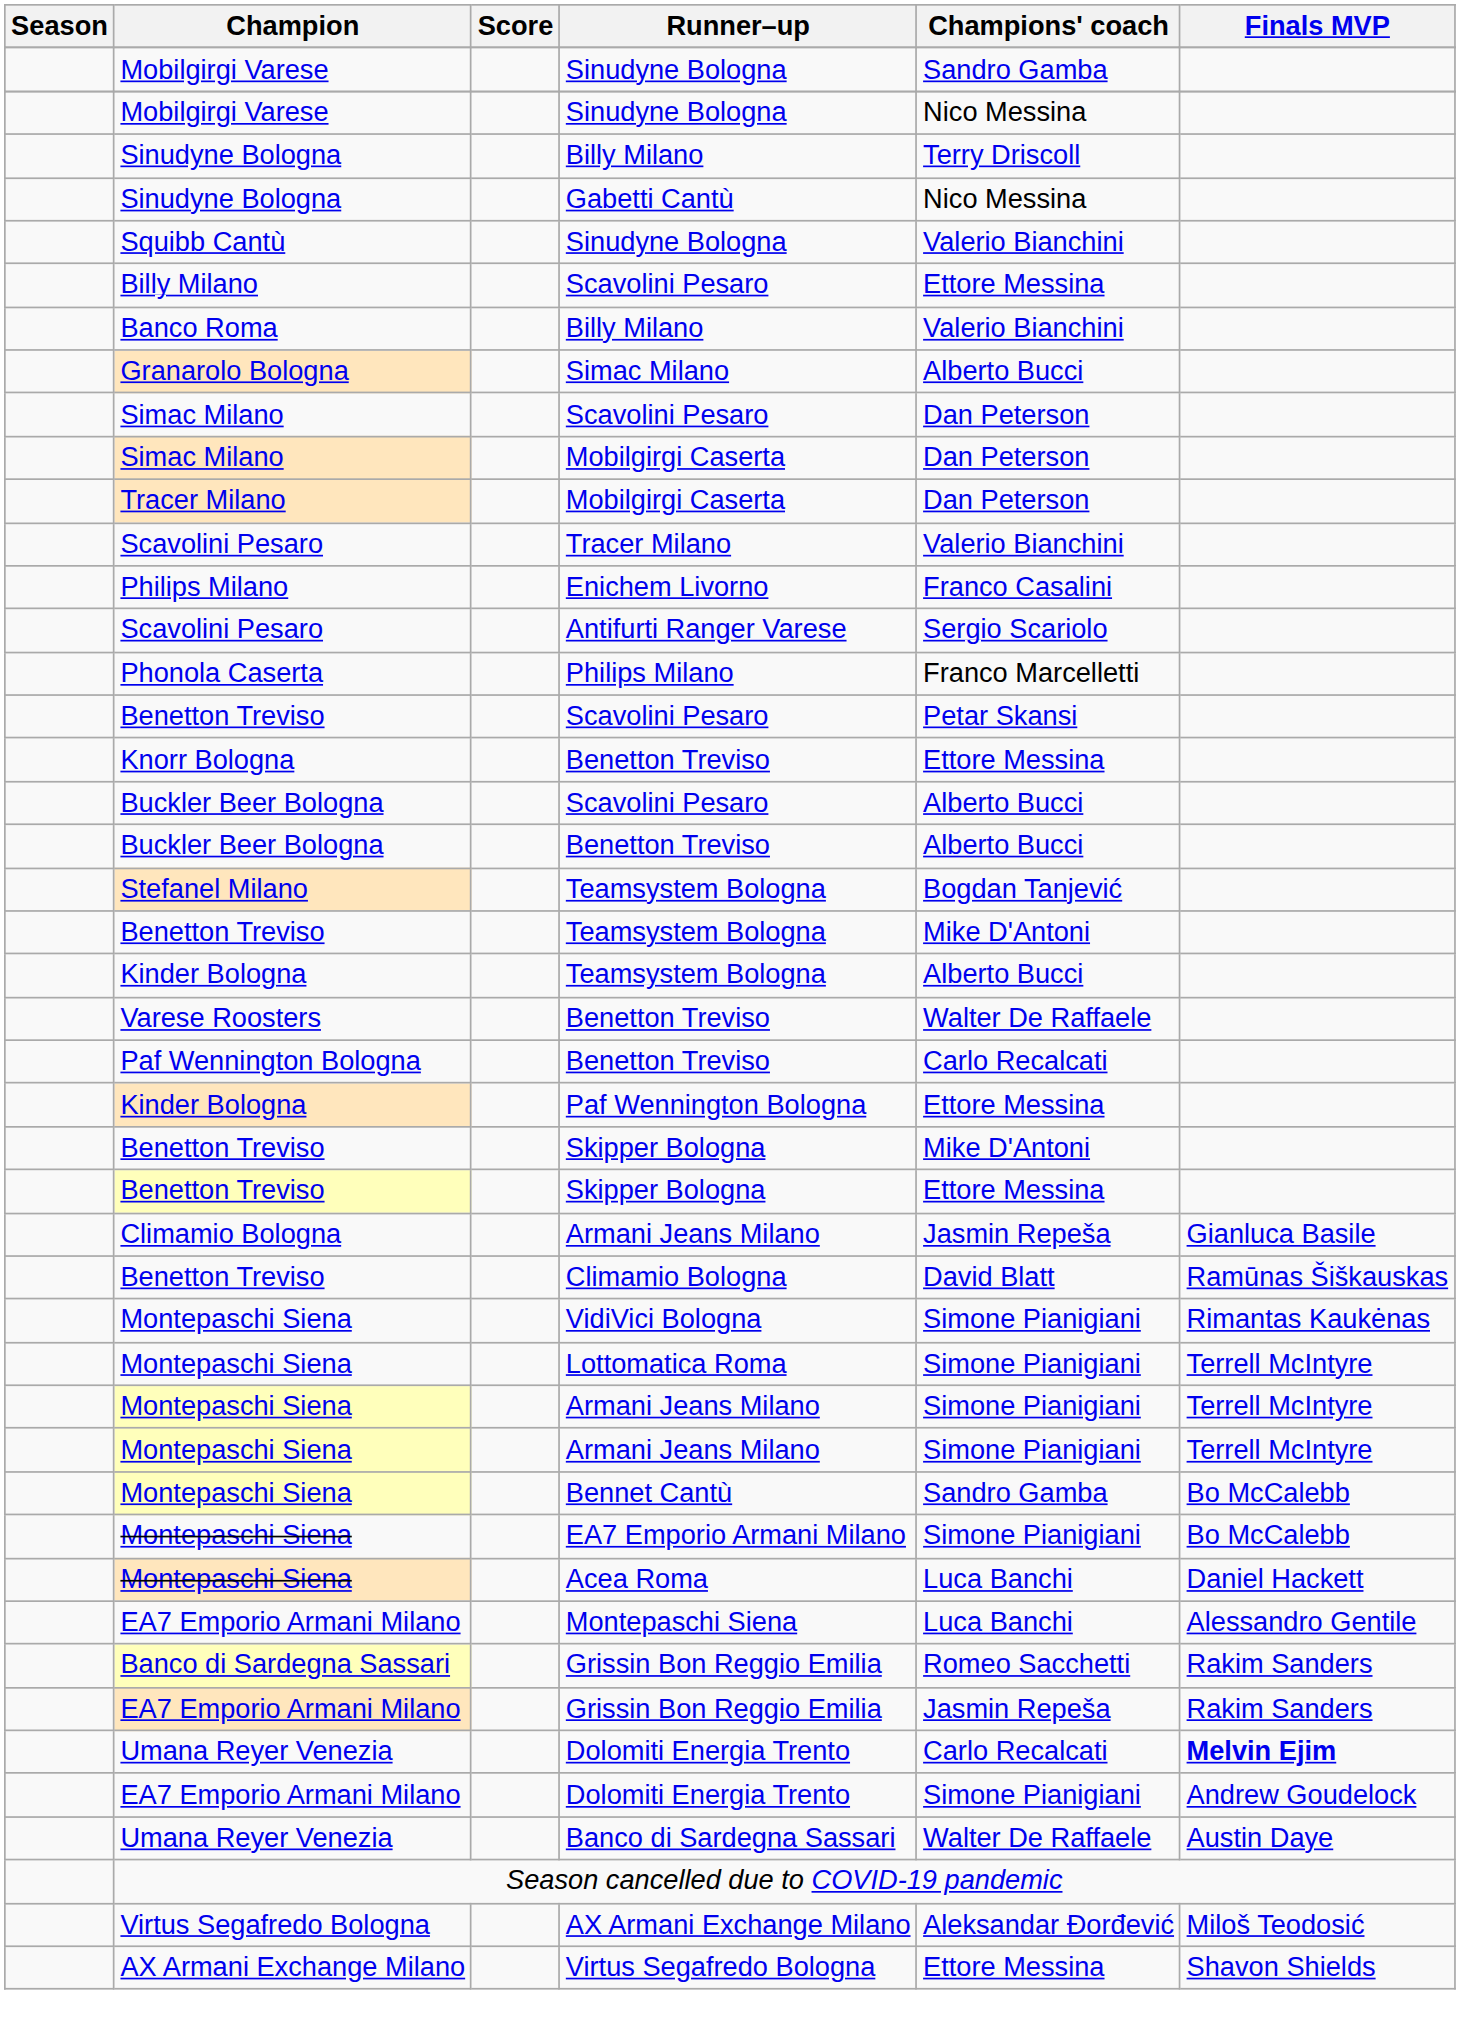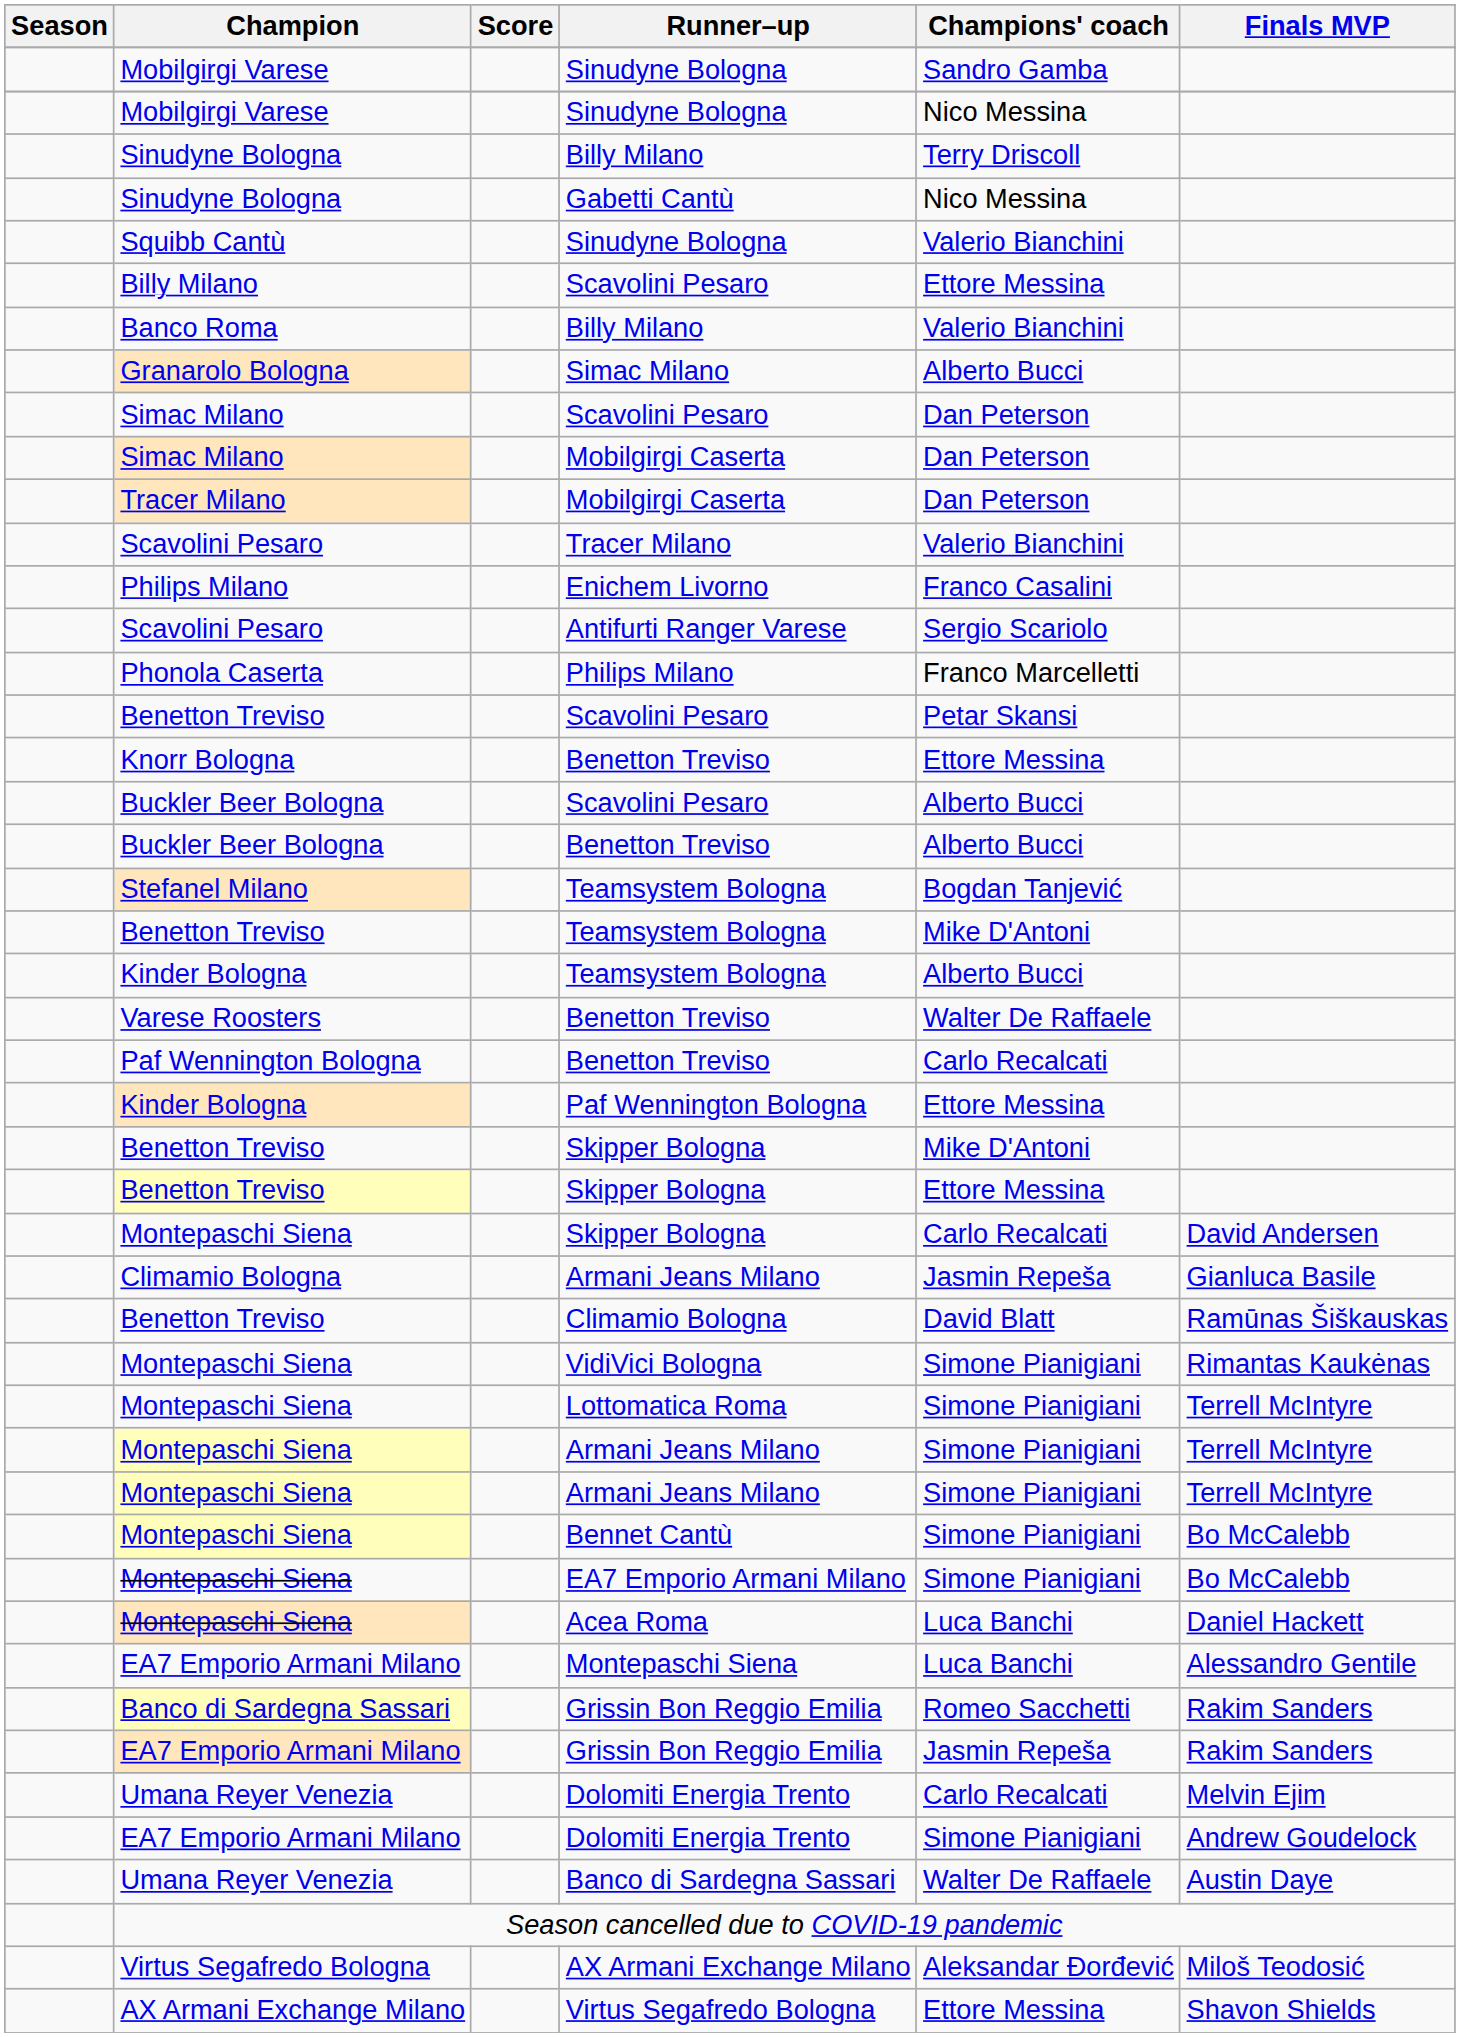+ row: (236, 1233)
(1015, 1492) Sandro Gamba -> (1032, 1535) Simone Pianigiani
(1261, 1751) bold -> (1256, 1794) normal
